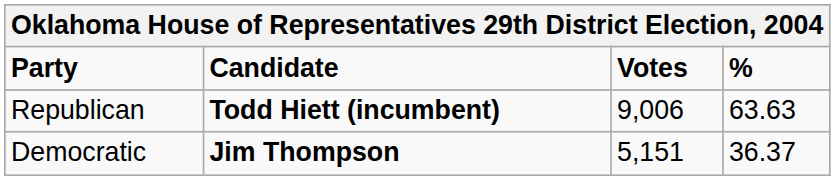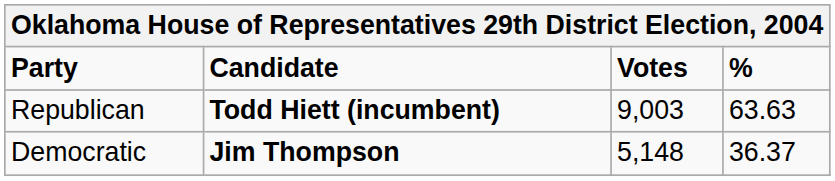(650, 110) 9,006 -> (650, 110) 9,003
(650, 152) 5,151 -> (650, 152) 5,148
